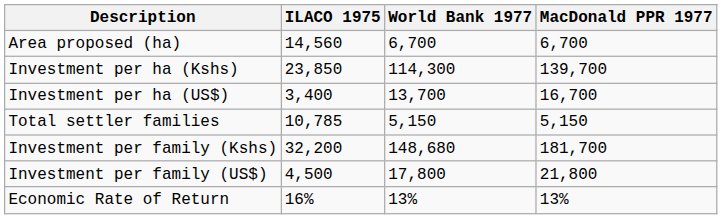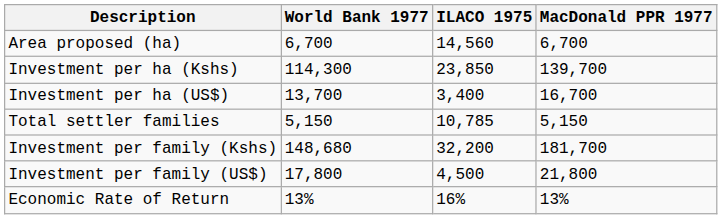columns swapped: (333, 18) <-> (460, 18)
